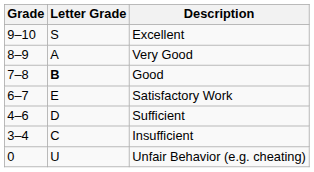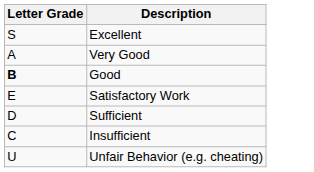- column: (26, 14)
